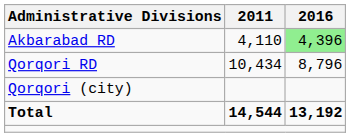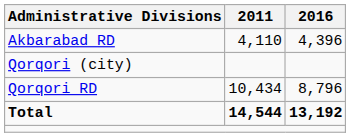(320, 41) lightgreen background -> (320, 41) no background
rows swapped: (53, 65) <-> (70, 89)
